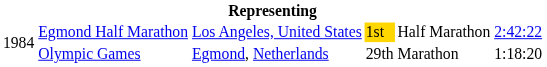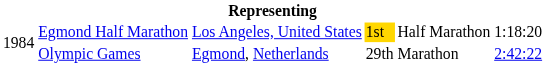(518, 32) 2:42:22 -> (518, 32) 1:18:20
(518, 53) 1:18:20 -> (518, 53) 2:42:22
